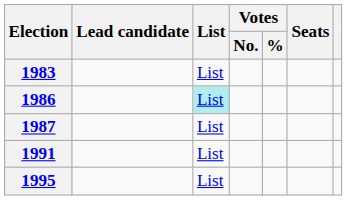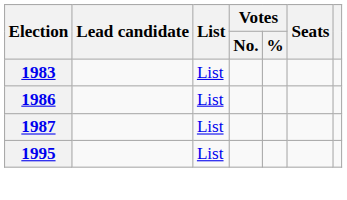(210, 99) paleturquoise background -> (210, 99) no background
- row: (38, 153)
